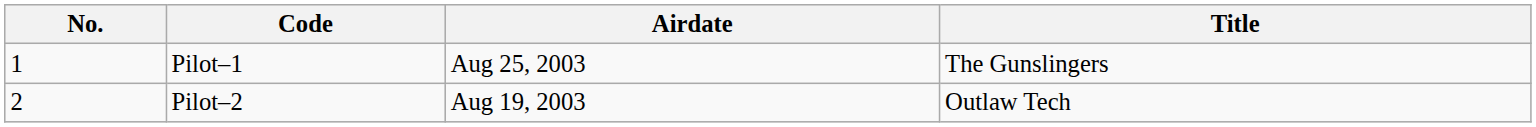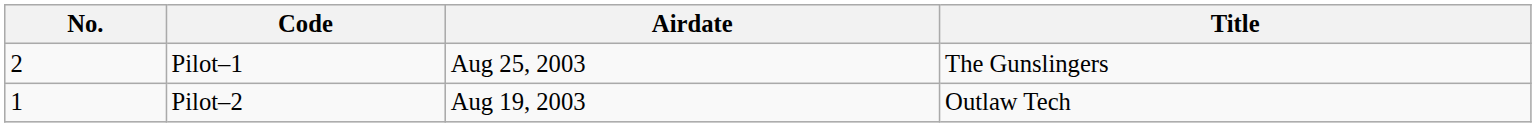(17, 63) 1 -> (17, 63) 2
(17, 102) 2 -> (17, 102) 1
